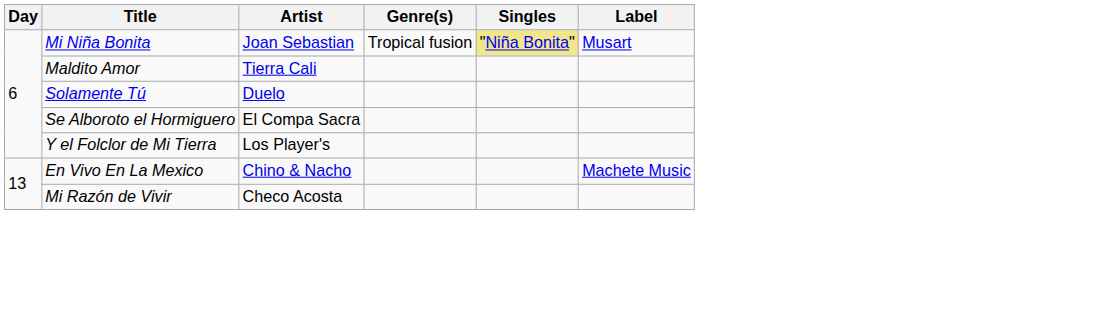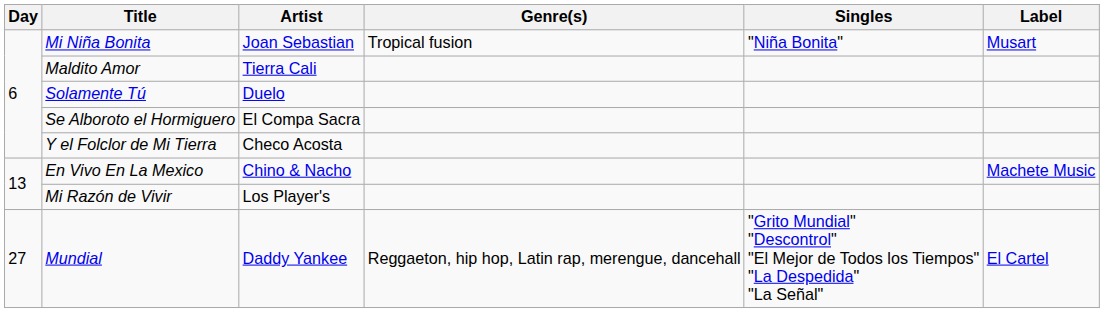(527, 42) khaki background -> (796, 42) no background
(286, 145) Los Player's -> (292, 145) Checo Acosta
(292, 196) Checo Acosta -> (286, 196) Los Player's
+ row: (74, 258)
